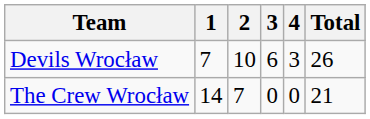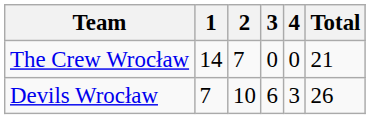rows swapped: (84, 58) <-> (100, 95)
